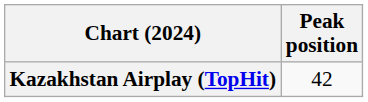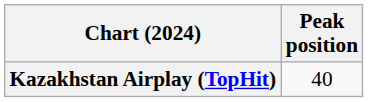(322, 79) 42 -> (322, 79) 40
